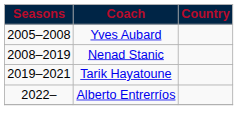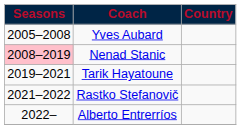(39, 54) no background -> (39, 54) pink background
+ row: (127, 94)
